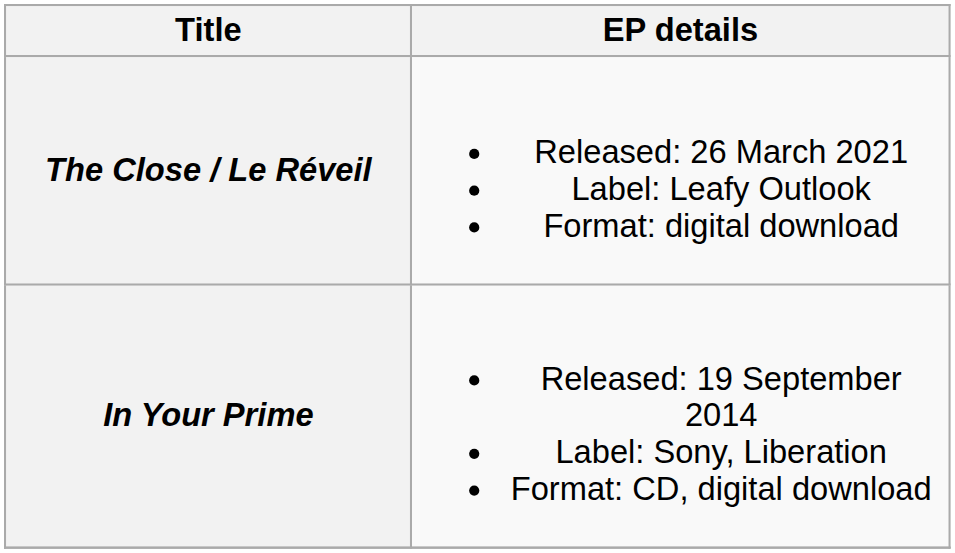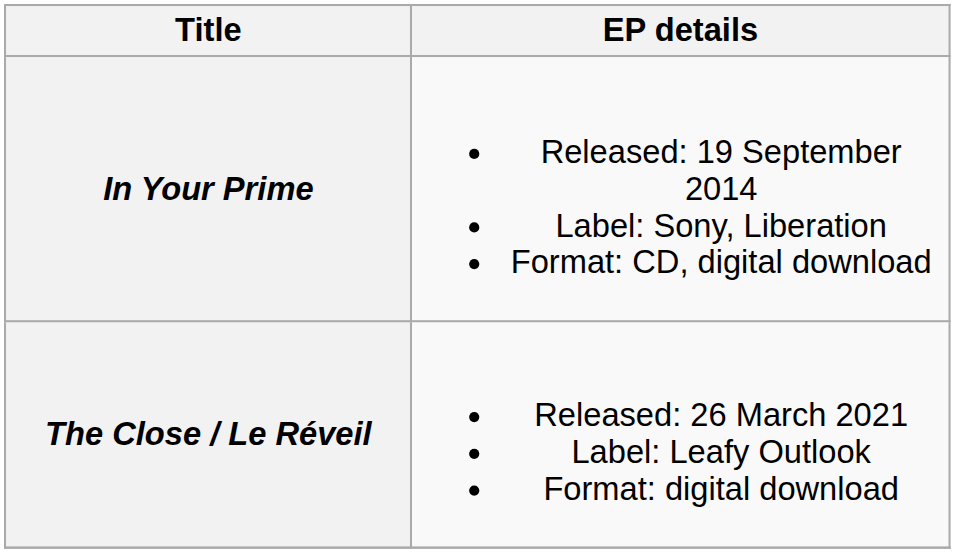rows swapped: (208, 415) <-> (208, 169)
